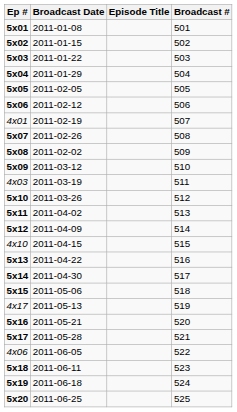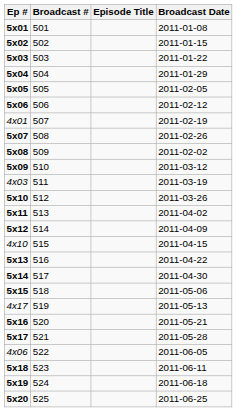columns swapped: (202, 12) <-> (69, 12)
